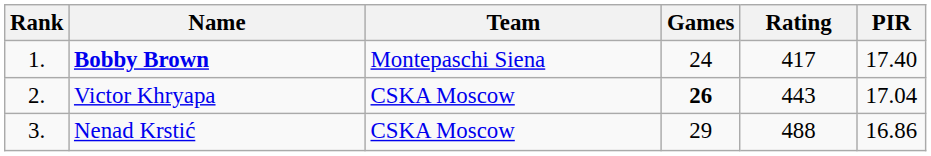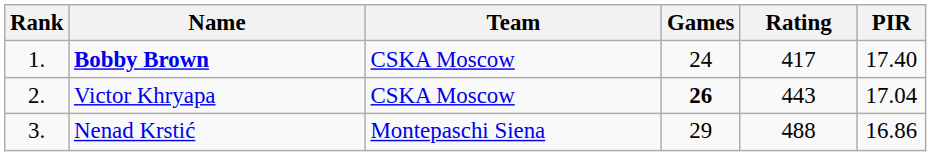(458, 58) Montepaschi Siena -> (443, 58) CSKA Moscow
(443, 131) CSKA Moscow -> (458, 131) Montepaschi Siena
